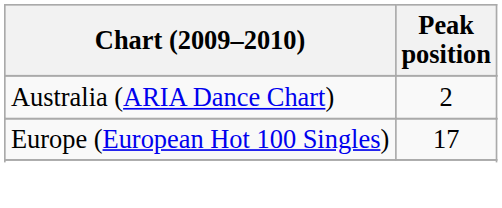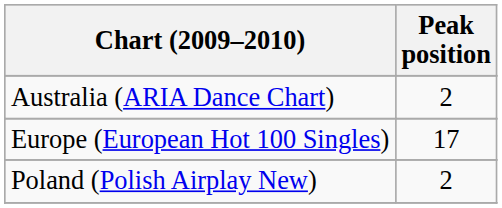+ row: (164, 180)
